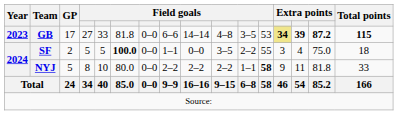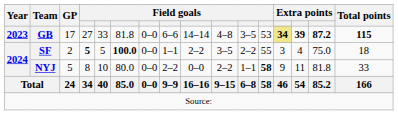(87, 51) normal -> (87, 51) bold
(196, 51) 0–0 -> (196, 51) 2–2
(196, 67) 2–2 -> (196, 67) 0–0
